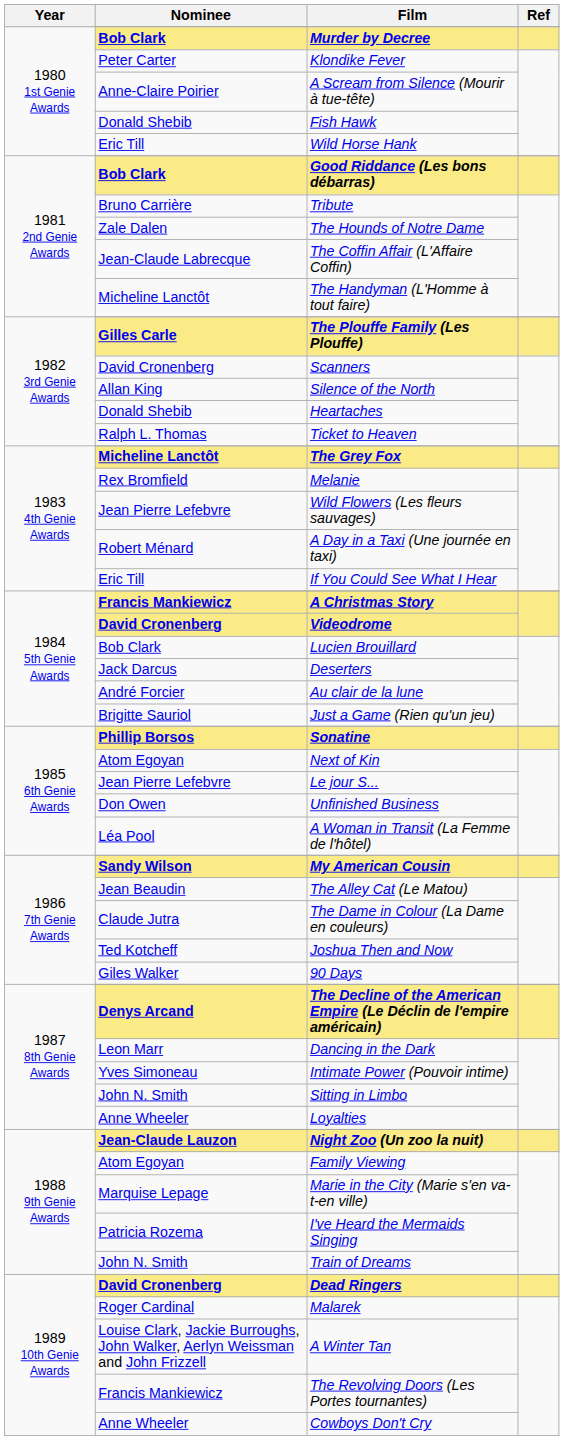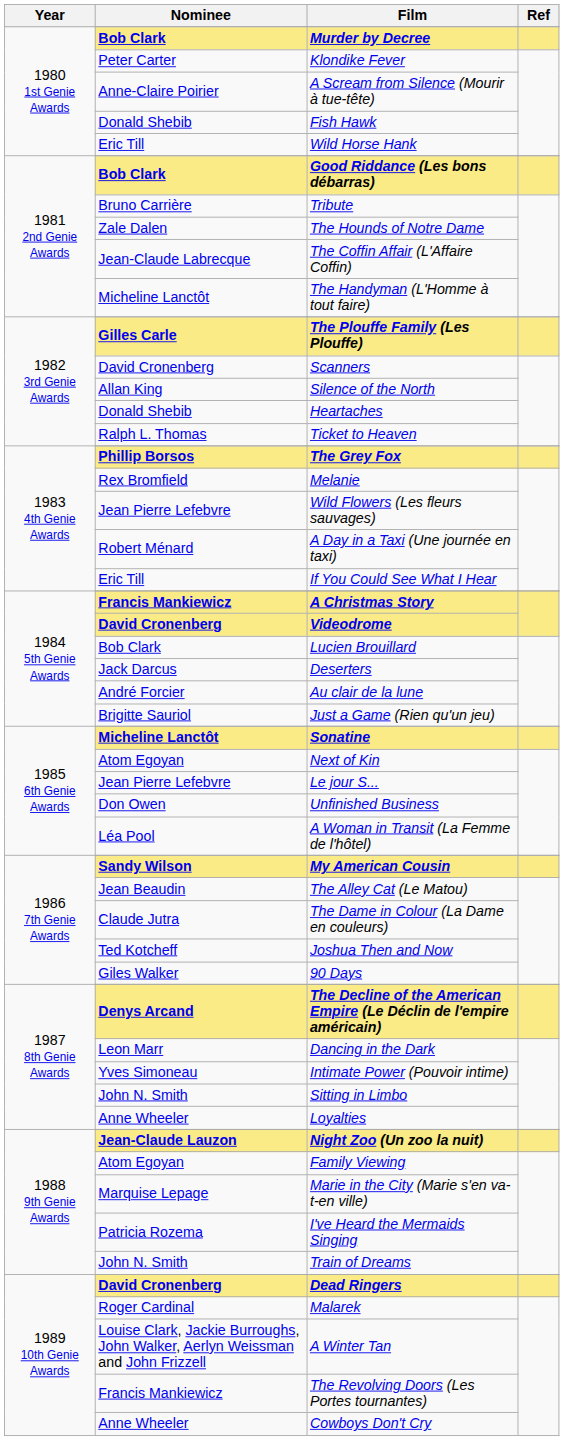(158, 457) Micheline Lanctôt -> (146, 457) Phillip Borsos
(146, 737) Phillip Borsos -> (158, 737) Micheline Lanctôt
